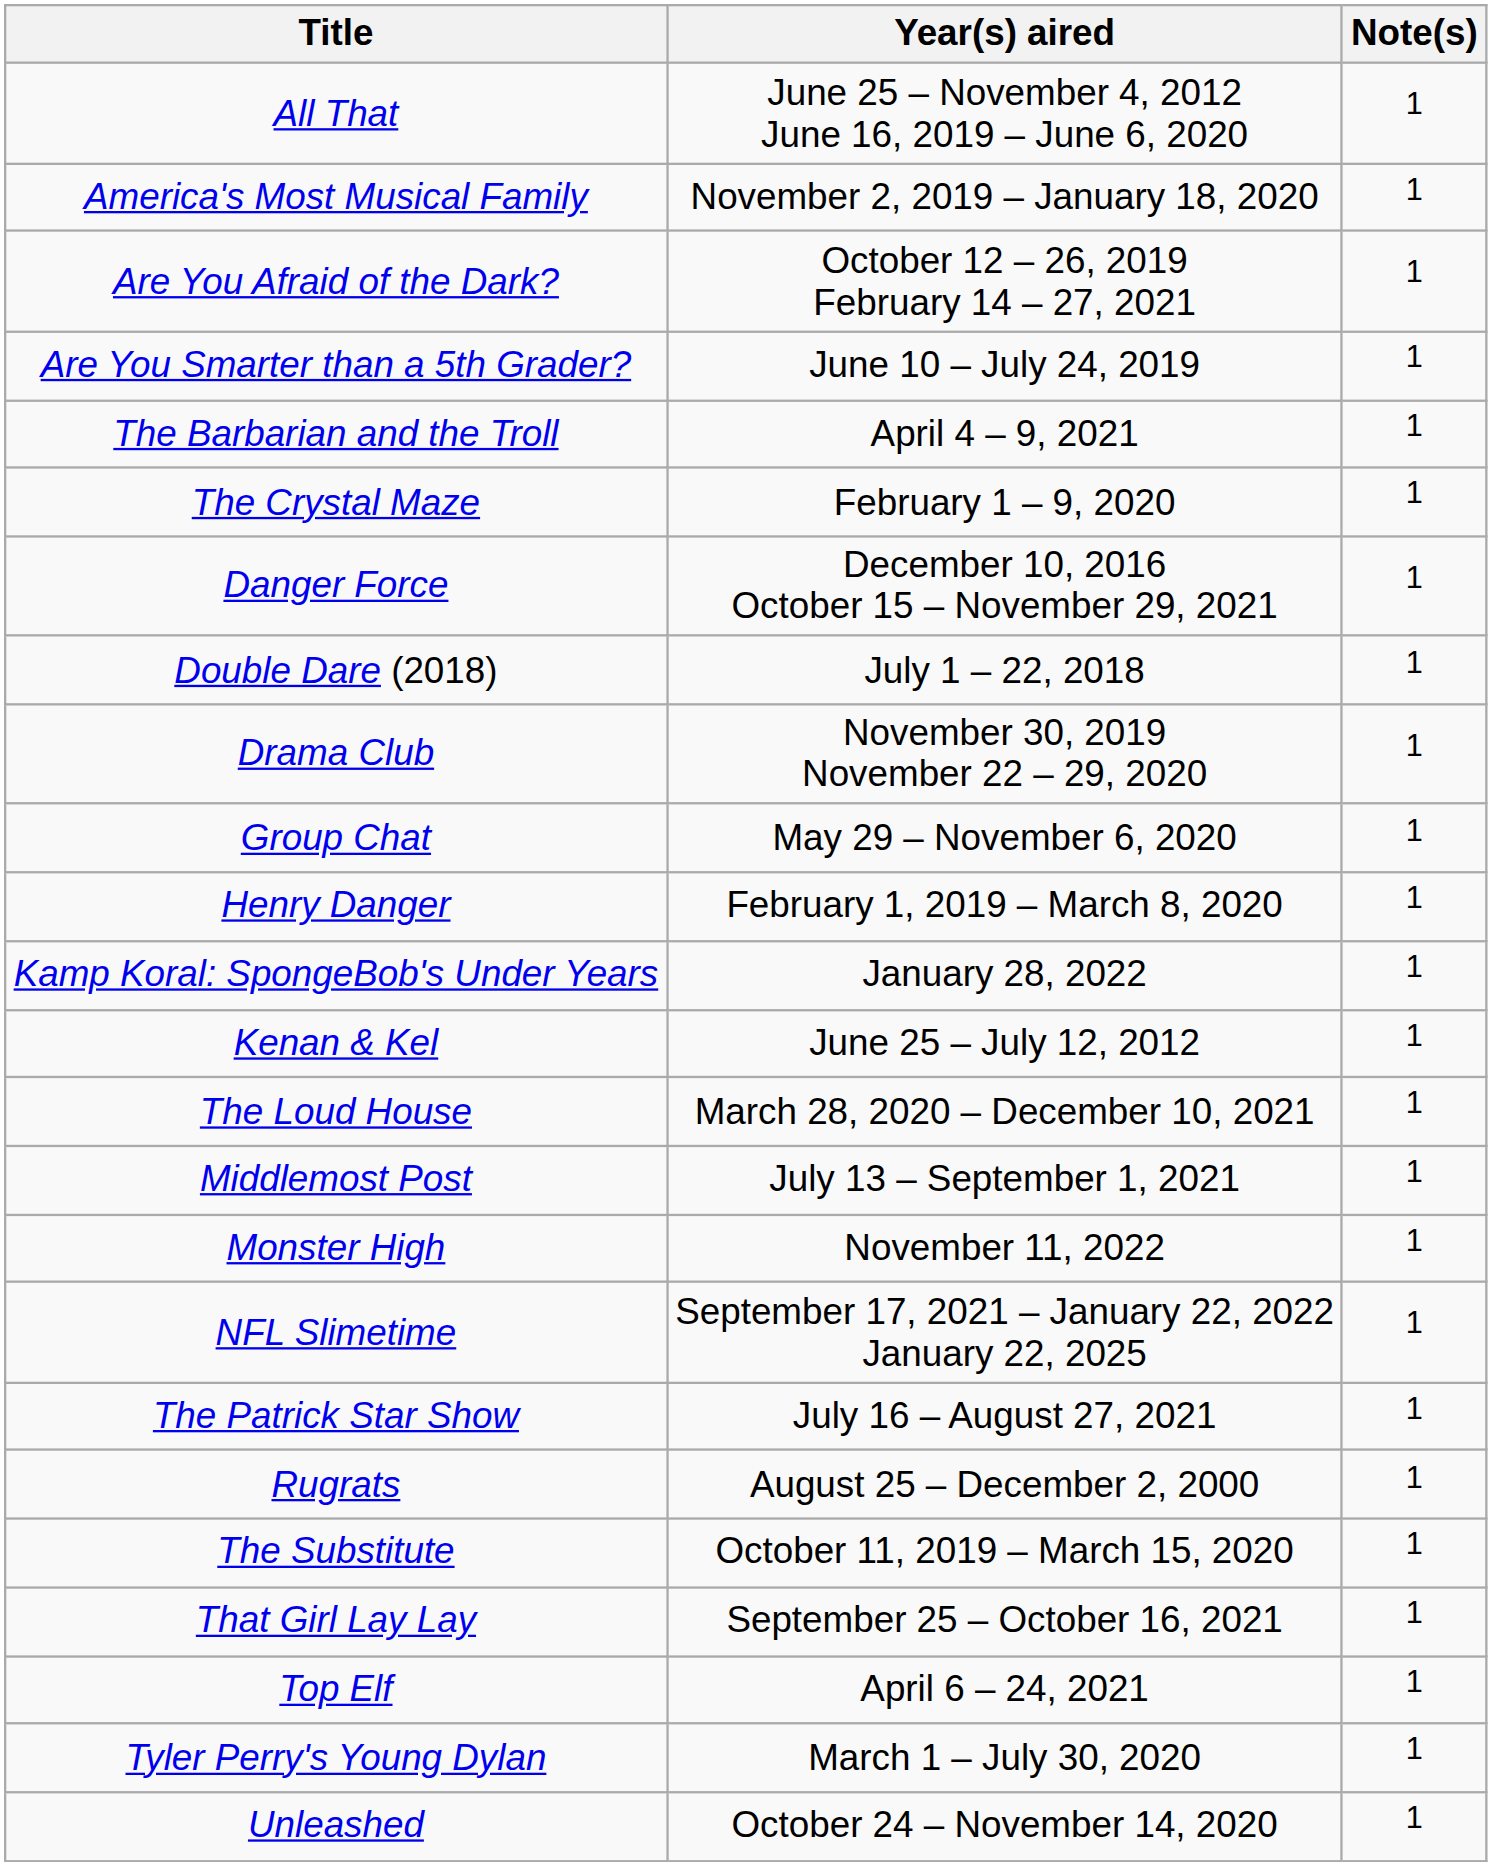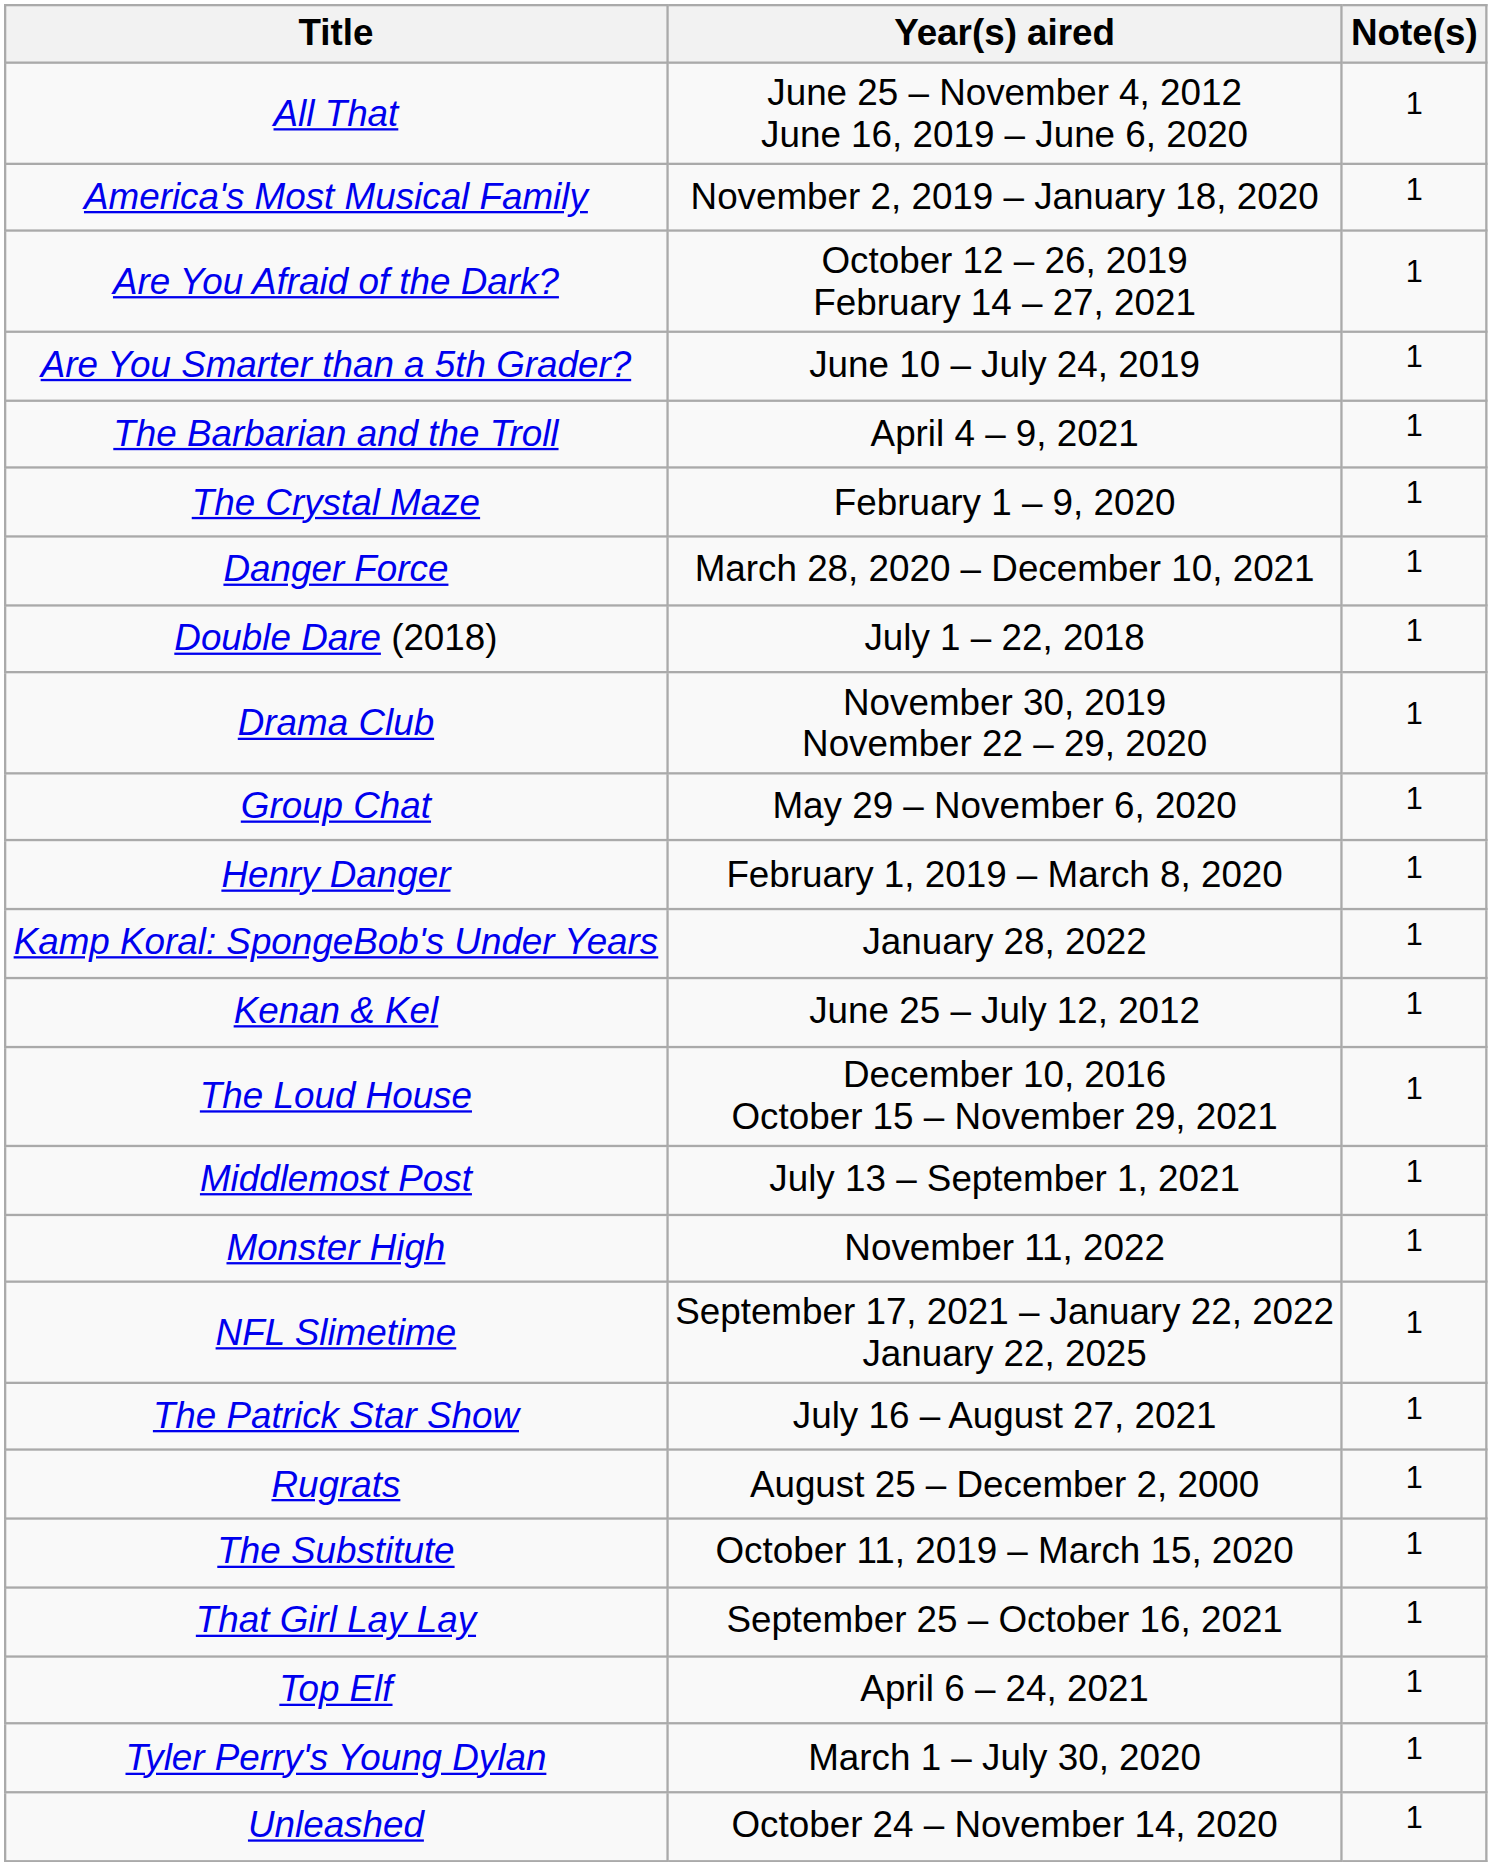(1005, 585) December 10, 2016 October 15 – November 29, 2021 -> (1005, 569) March 28, 2020 – December 10, 2021
(1005, 1110) March 28, 2020 – December 10, 2021 -> (1005, 1095) December 10, 2016 October 15 – November 29, 2021
